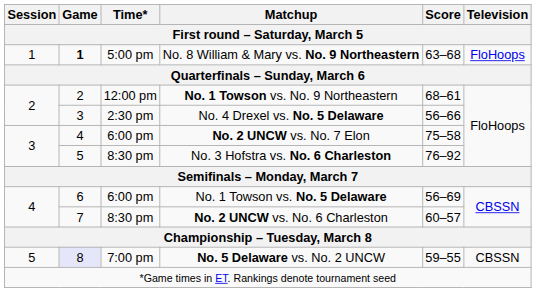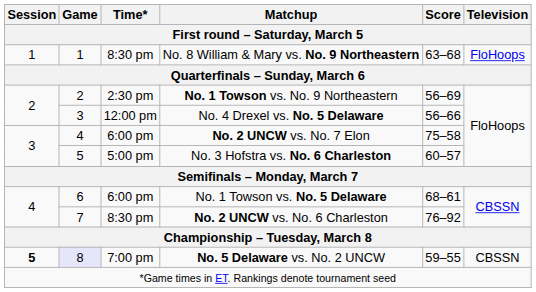(80, 55) bold -> (80, 55) normal
(130, 55) 5:00 pm -> (130, 55) 8:30 pm
(130, 96) 12:00 pm -> (130, 96) 2:30 pm
(443, 96) 68–61 -> (443, 96) 56–69
(130, 116) 2:30 pm -> (130, 116) 12:00 pm
(130, 156) 8:30 pm -> (130, 156) 5:00 pm
(443, 156) 76–92 -> (443, 156) 60–57
(443, 197) 56–69 -> (443, 197) 68–61
(443, 217) 60–57 -> (443, 217) 76–92
(32, 257) normal -> (32, 257) bold
